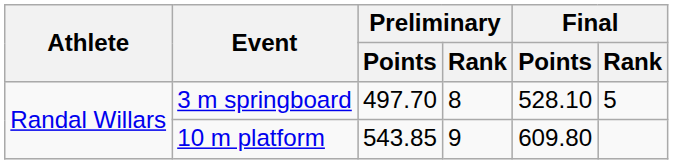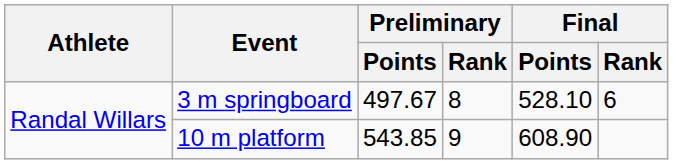(400, 100) 497.70 -> (400, 100) 497.67
(610, 100) 5 -> (610, 100) 6
(555, 138) 609.80 -> (555, 138) 608.90
